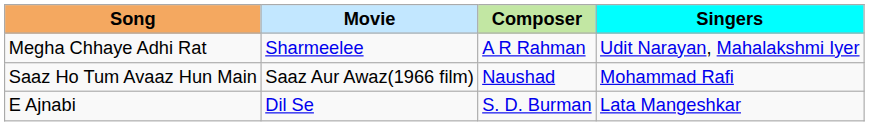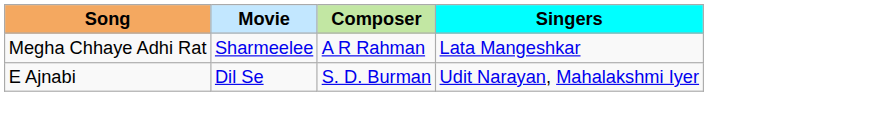(730, 47) Udit Narayan, Mahalakshmi Iyer -> (510, 47) Lata Mangeshkar
- row: (133, 76)
(671, 105) Lata Mangeshkar -> (569, 76) Udit Narayan, Mahalakshmi Iyer
